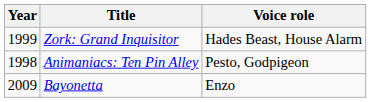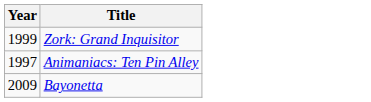- column: (284, 16)
(22, 62) 1998 -> (22, 62) 1997
